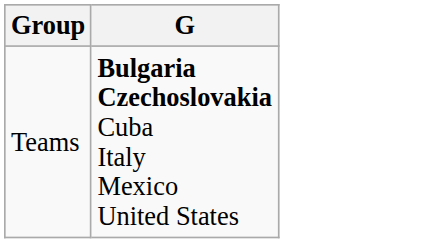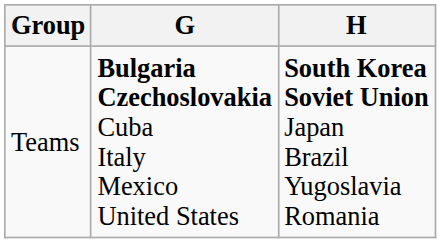+ column: (356, 25)
